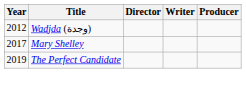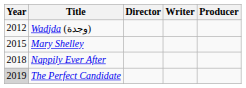(17, 44) 2017 -> (17, 44) 2015
+ row: (68, 60)
(17, 60) no background -> (17, 75) lightgrey background
